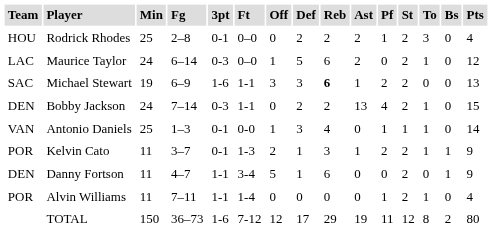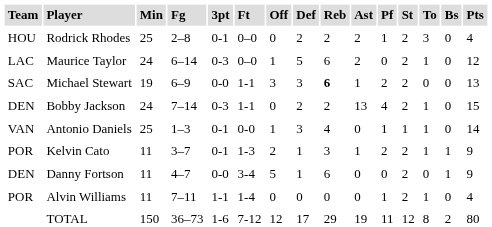(220, 83) 1-6 -> (220, 83) 0-0
(220, 174) 1-1 -> (220, 174) 0-0
